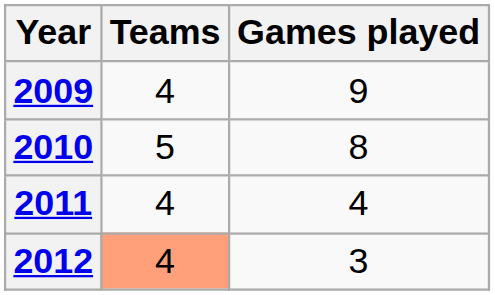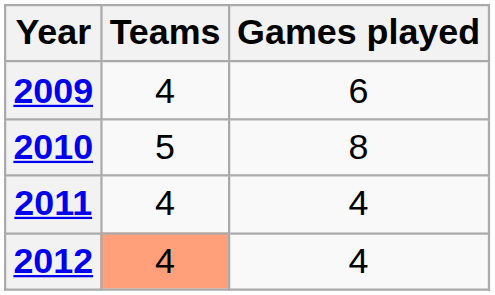(359, 89) 9 -> (359, 89) 6
(359, 260) 3 -> (359, 260) 4
